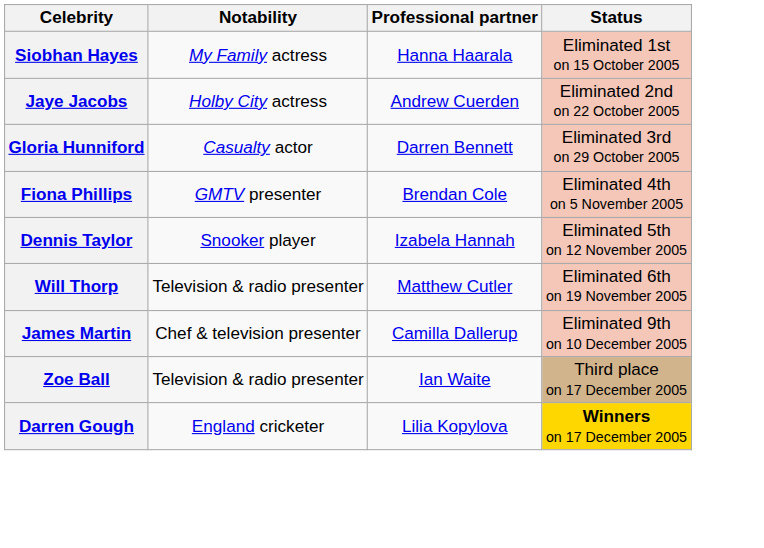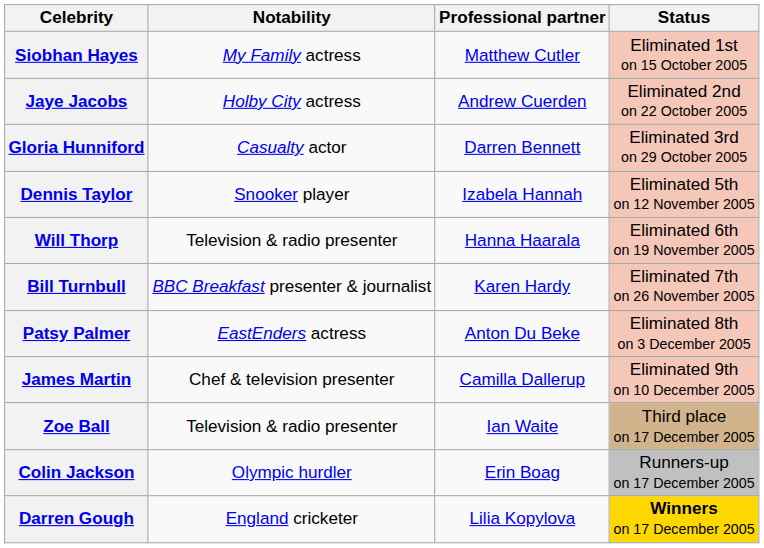(455, 54) Hanna Haarala -> (522, 54) Matthew Cutler
- row: (76, 194)
(455, 286) Matthew Cutler -> (522, 240) Hanna Haarala
+ row: (76, 286)
+ row: (76, 333)
+ row: (76, 472)
